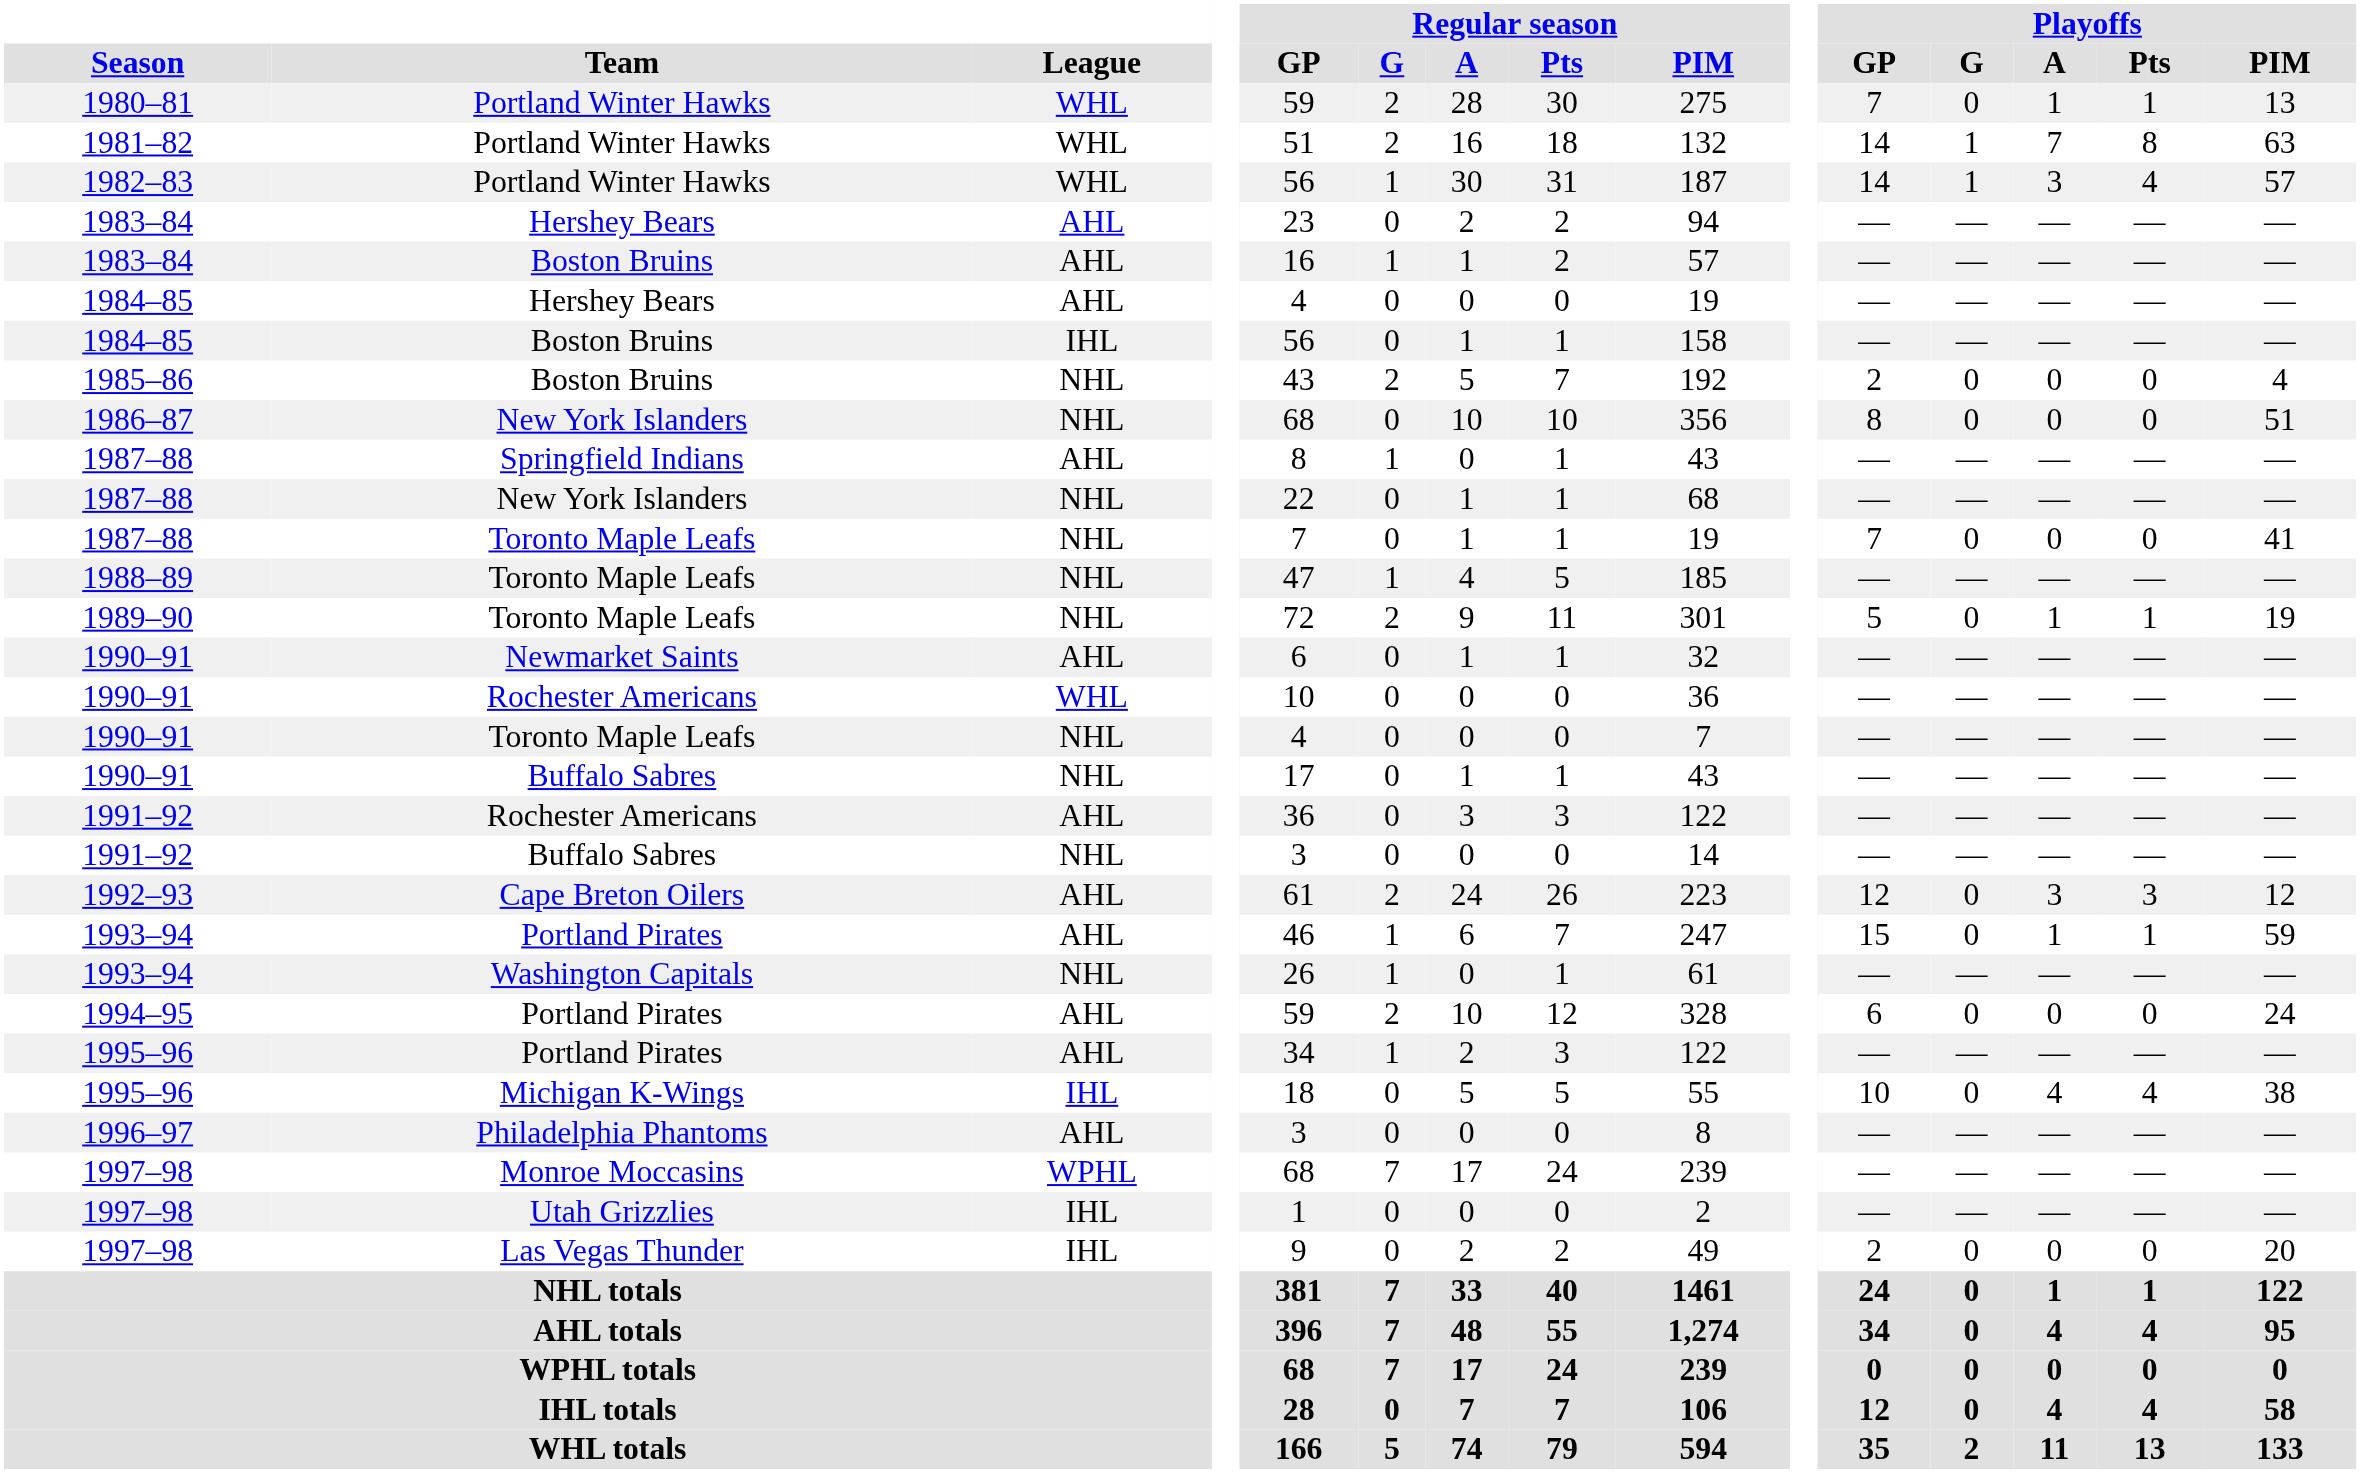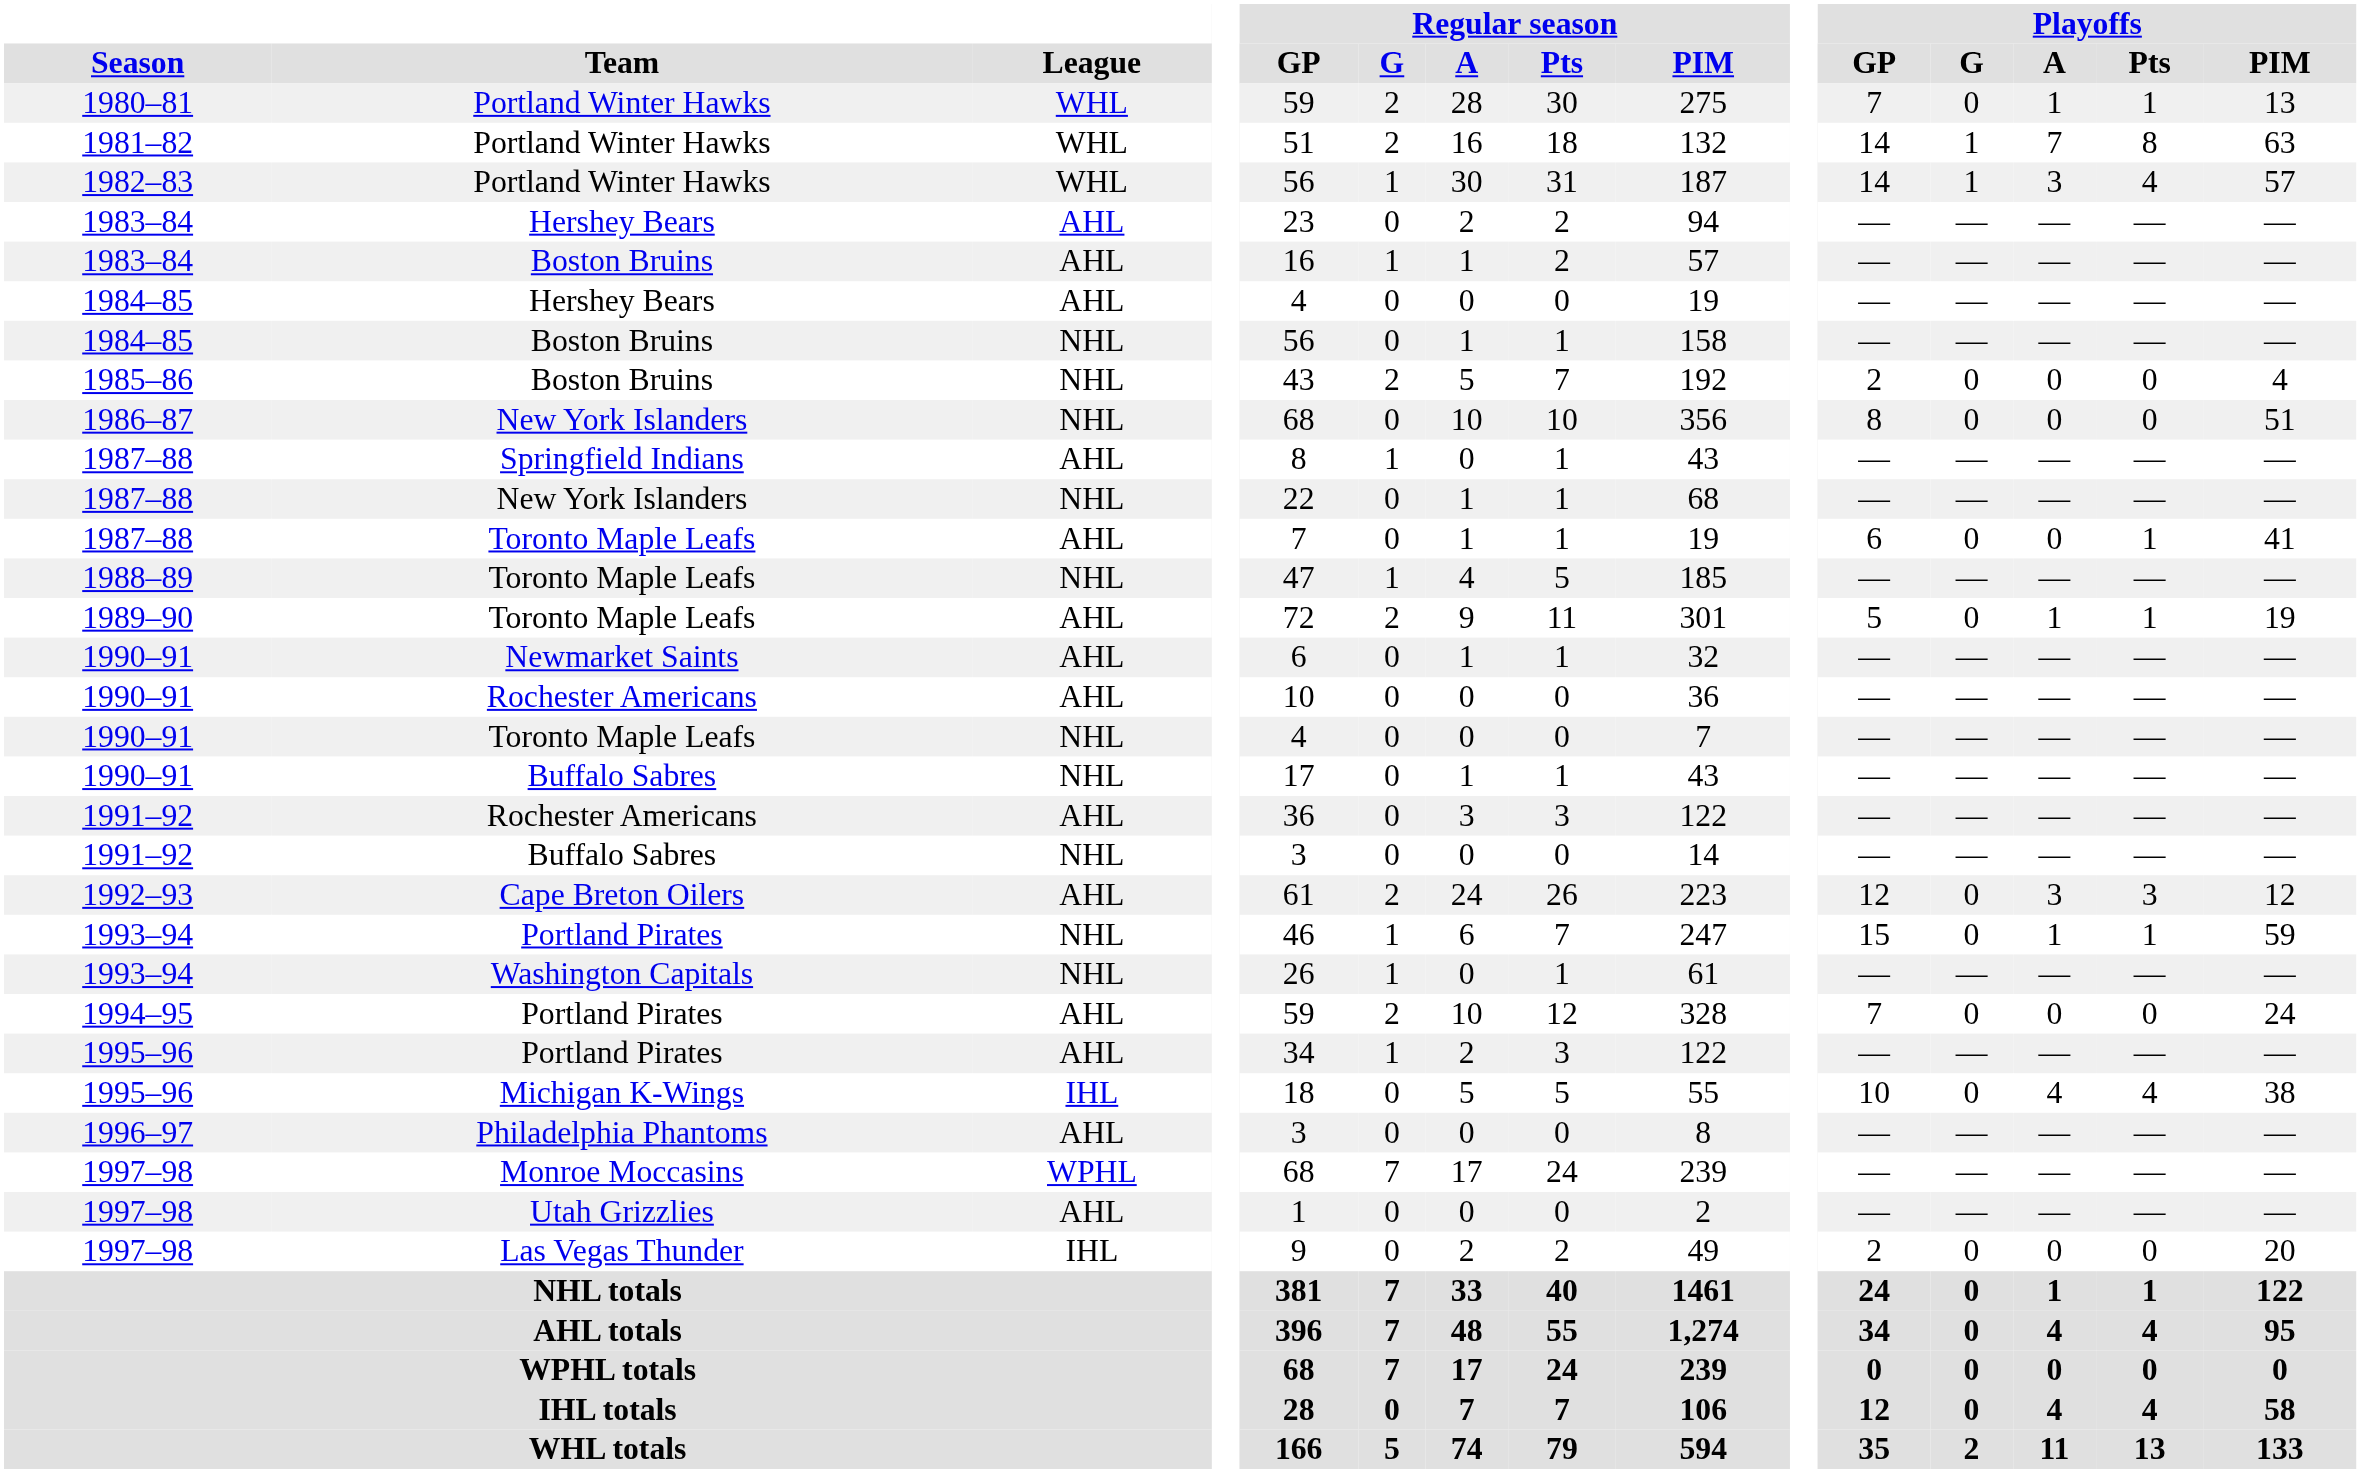(1092, 340) IHL -> (1092, 340) NHL
(1092, 538) NHL -> (1092, 538) AHL
(1874, 538) 7 -> (1874, 538) 6
(2150, 538) 0 -> (2150, 538) 1
(1092, 617) NHL -> (1092, 617) AHL
(1092, 696) WHL -> (1092, 696) AHL
(1092, 934) AHL -> (1092, 934) NHL
(1874, 1013) 6 -> (1874, 1013) 7
(1092, 1211) IHL -> (1092, 1211) AHL
